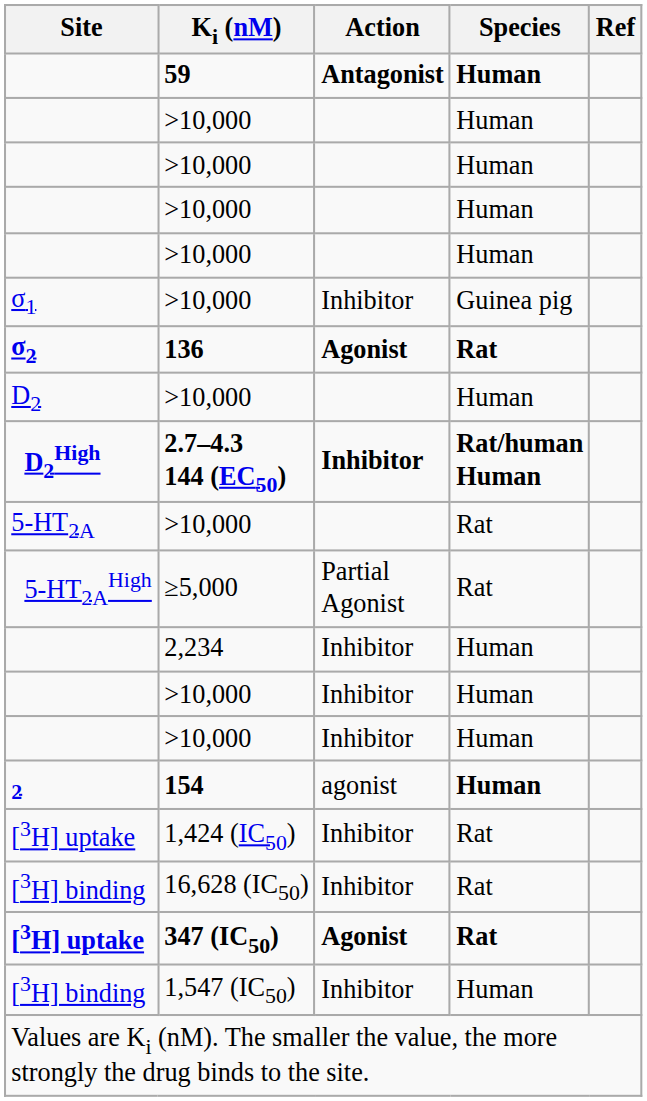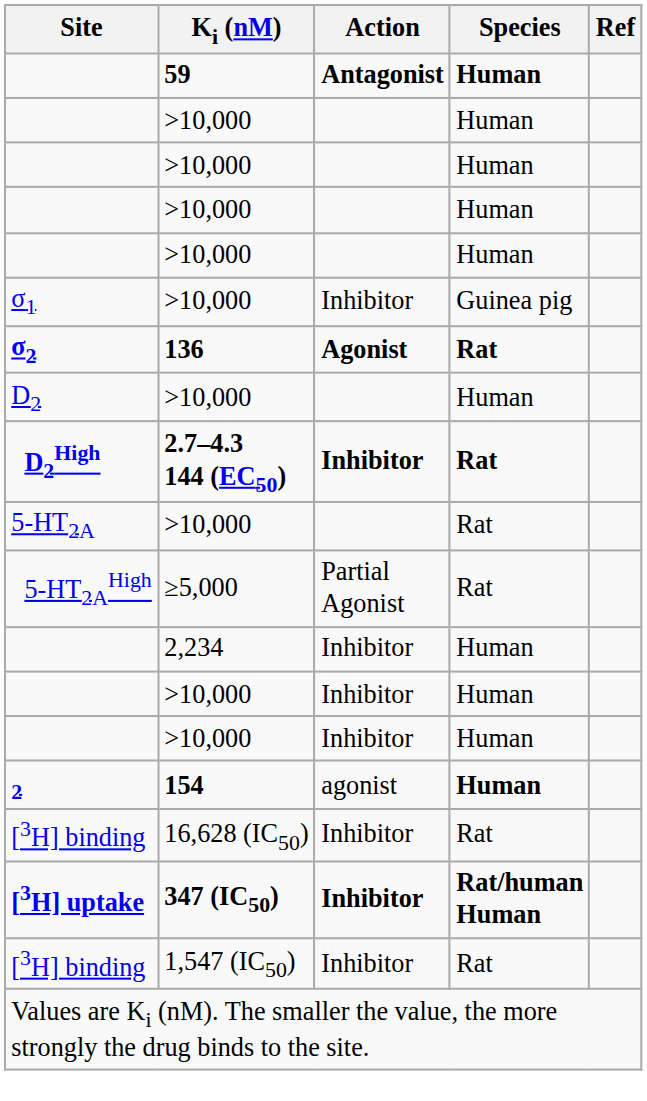(520, 460) Rat/human Human -> (477, 460) Rat
- row: (73, 834)
(364, 937) Agonist -> (372, 898) Inhibitor
(477, 937) Rat -> (520, 898) Rat/human Human
(495, 989) Human -> (475, 963) Rat
